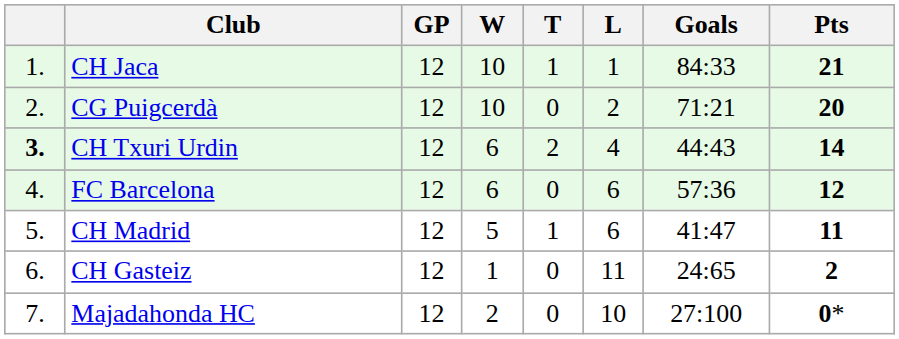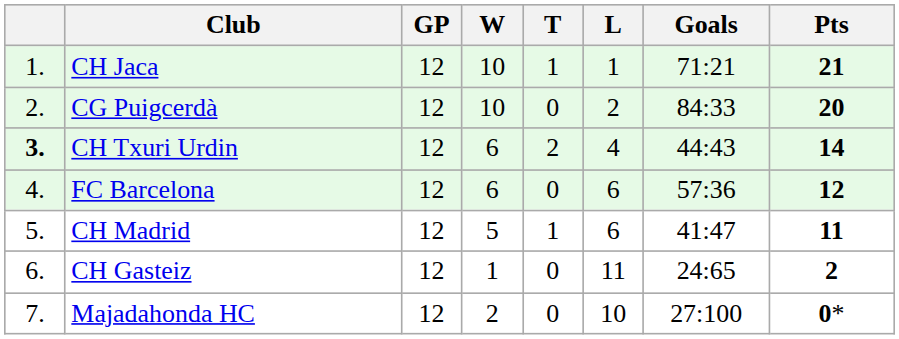(706, 66) 84:33 -> (706, 66) 71:21
(706, 107) 71:21 -> (706, 107) 84:33
